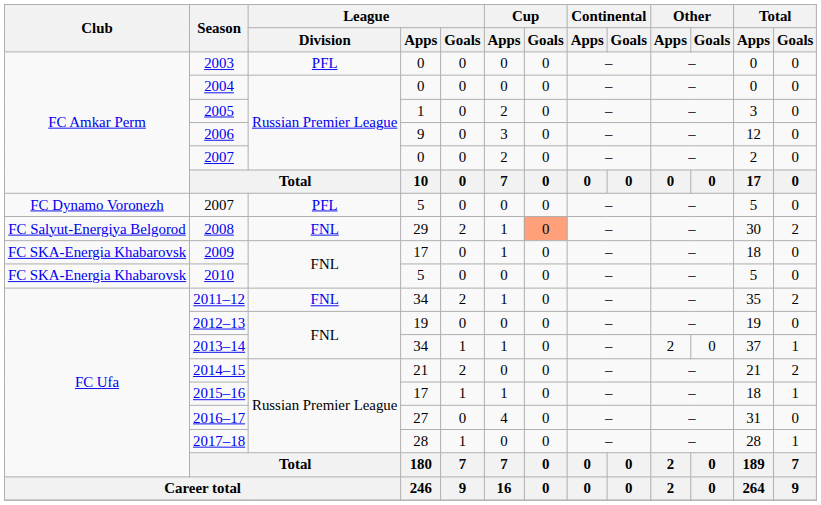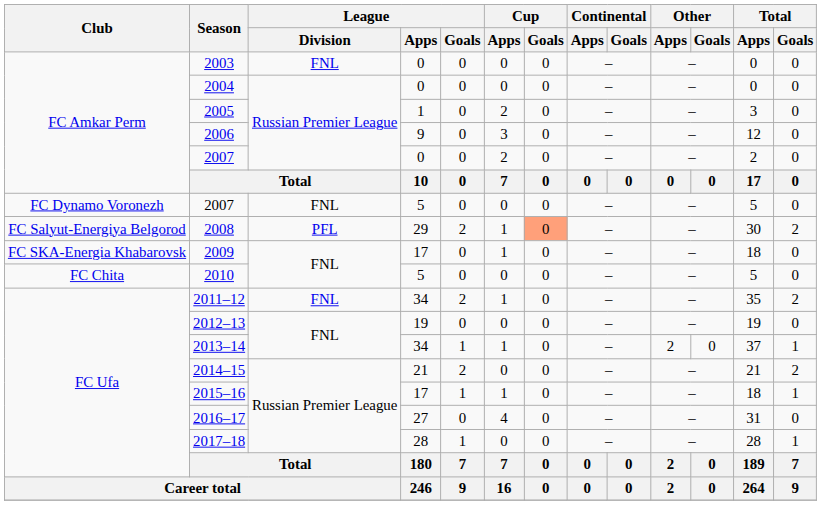(325, 63) PFL -> (325, 63) FNL
(325, 205) PFL -> (325, 205) FNL
(325, 228) FNL -> (325, 228) PFL
(97, 275) FC SKA-Energia Khabarovsk -> (97, 275) FC Chita
